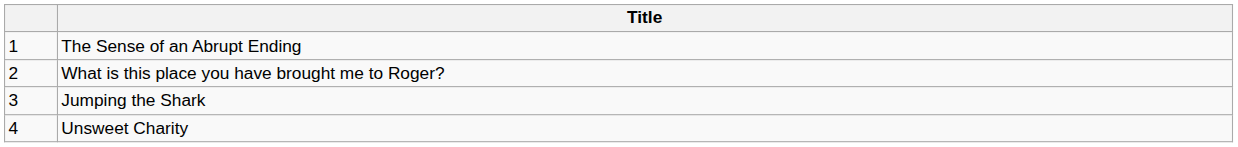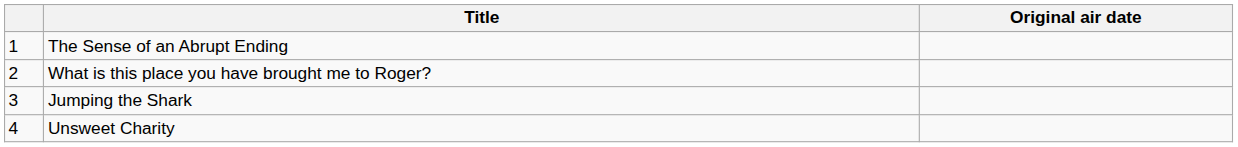+ column: (1076, 18)
